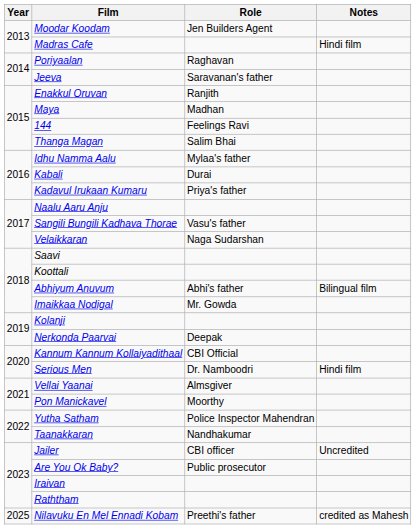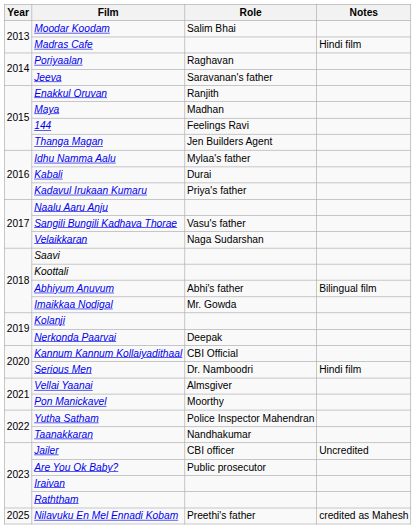(230, 28) Jen Builders Agent -> (211, 28) Salim Bhai
(211, 142) Salim Bhai -> (230, 142) Jen Builders Agent
